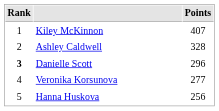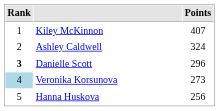(198, 47) 328 -> (198, 47) 324
(19, 80) no background -> (19, 80) lightblue background
(198, 80) 277 -> (198, 80) 273
